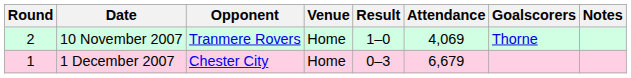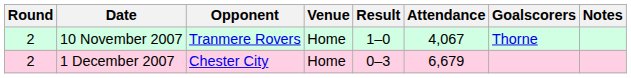(446, 38) 4,069 -> (446, 38) 4,067
(31, 61) 1 -> (31, 61) 2
